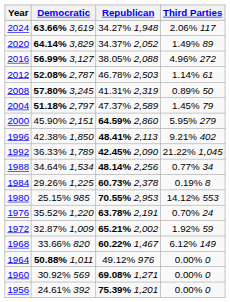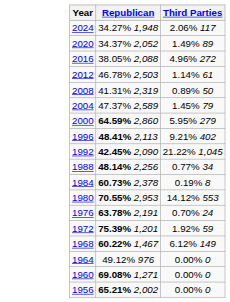- column: (64, 13)
(128, 228) 65.21% 2,002 -> (128, 228) 75.39% 1,201
(128, 290) 75.39% 1,201 -> (128, 290) 65.21% 2,002
